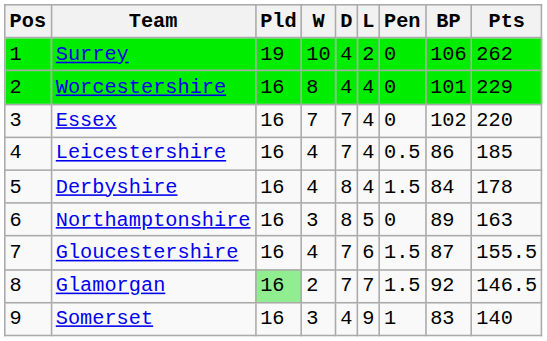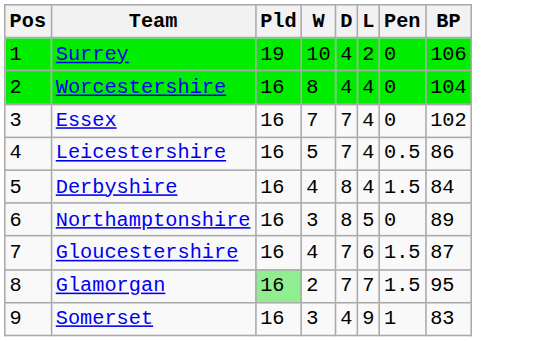- column: (507, 21)
(448, 87) 101 -> (448, 87) 104
(312, 154) 4 -> (312, 154) 5
(442, 286) 92 -> (442, 286) 95
